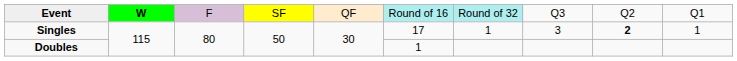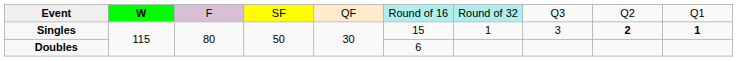(418, 31) 17 -> (418, 31) 15
(697, 31) normal -> (697, 31) bold
(418, 48) 1 -> (418, 48) 6
